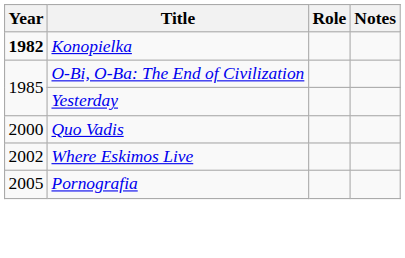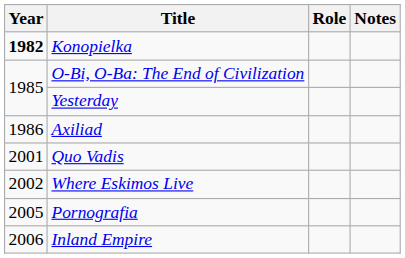+ row: (77, 128)
(26, 128) 2000 -> (26, 156) 2001
+ row: (102, 239)
